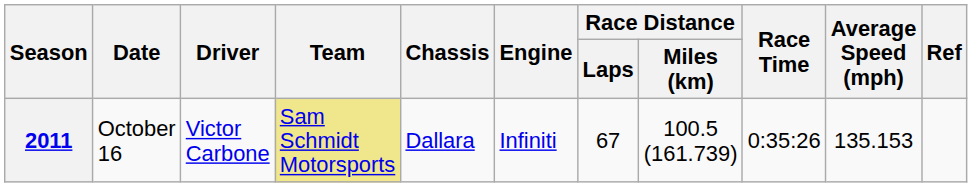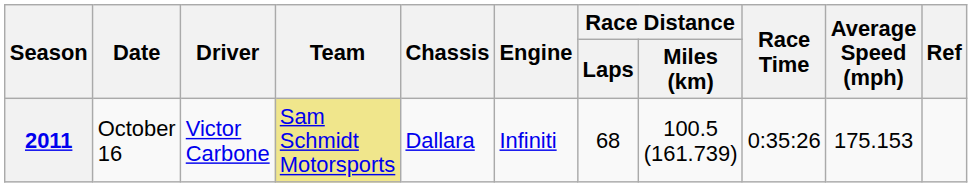(608, 140) 67 -> (608, 140) 68
(874, 140) 135.153 -> (874, 140) 175.153
